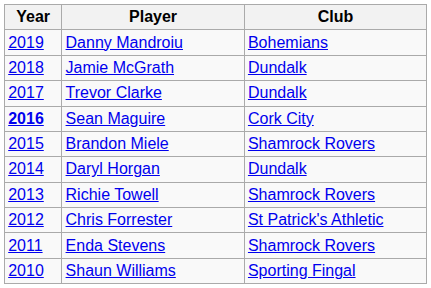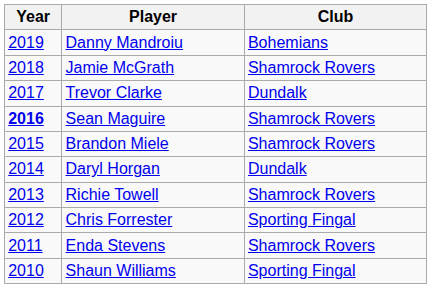(277, 67) Dundalk -> (312, 67) Shamrock Rovers
(281, 118) Cork City -> (312, 118) Shamrock Rovers
(316, 220) St Patrick's Athletic -> (302, 220) Sporting Fingal
